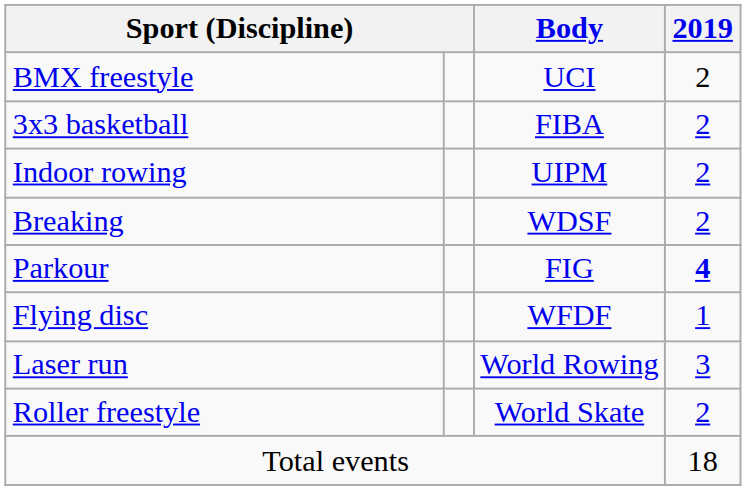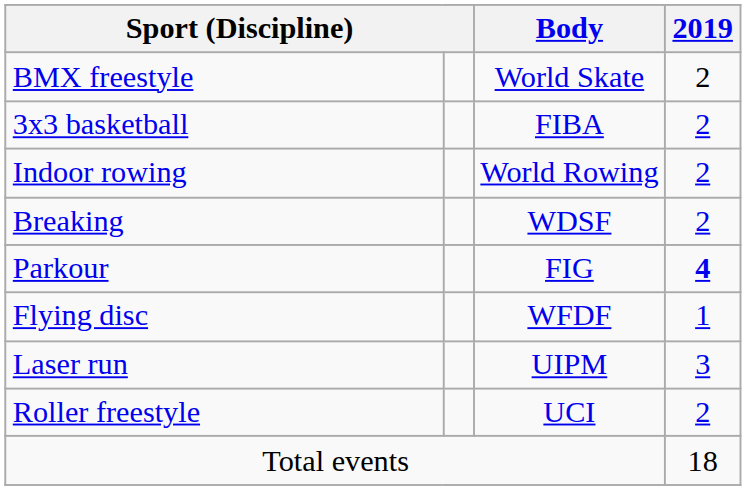(569, 76) UCI -> (569, 76) World Skate
(569, 172) UIPM -> (569, 172) World Rowing
(569, 364) World Rowing -> (569, 364) UIPM
(569, 412) World Skate -> (569, 412) UCI
